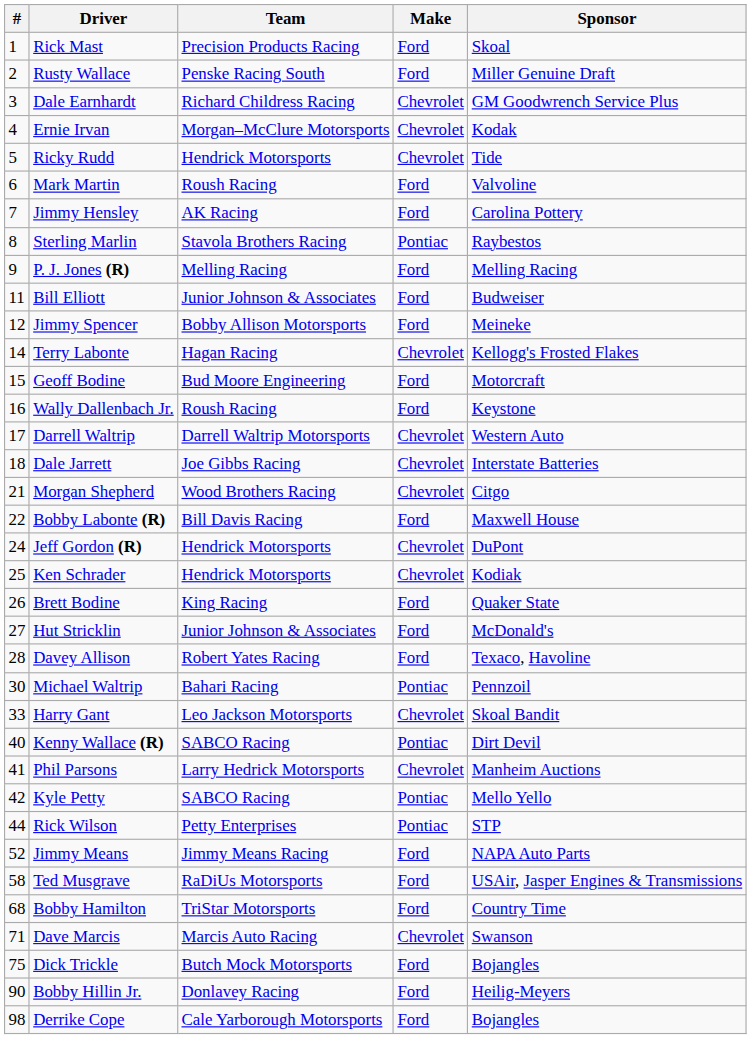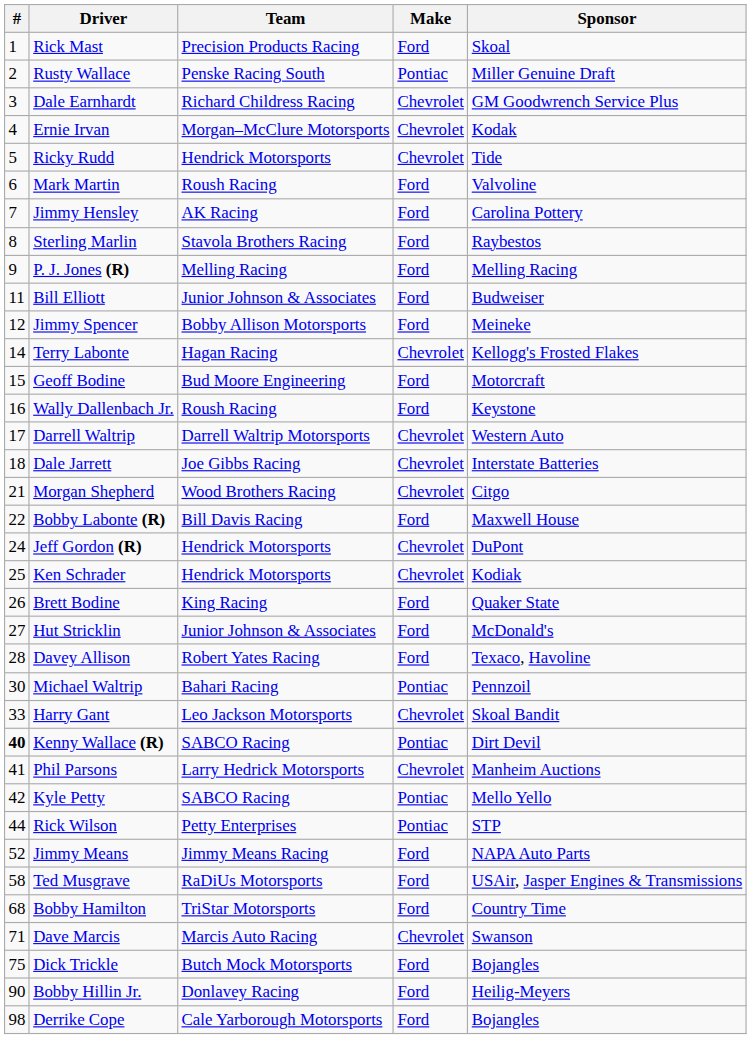(413, 74) Ford -> (423, 74) Pontiac
(423, 241) Pontiac -> (413, 241) Ford
(17, 741) normal -> (17, 741) bold
